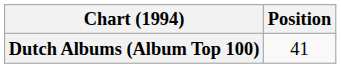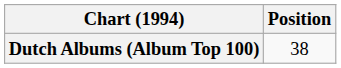(300, 48) 41 -> (300, 48) 38
